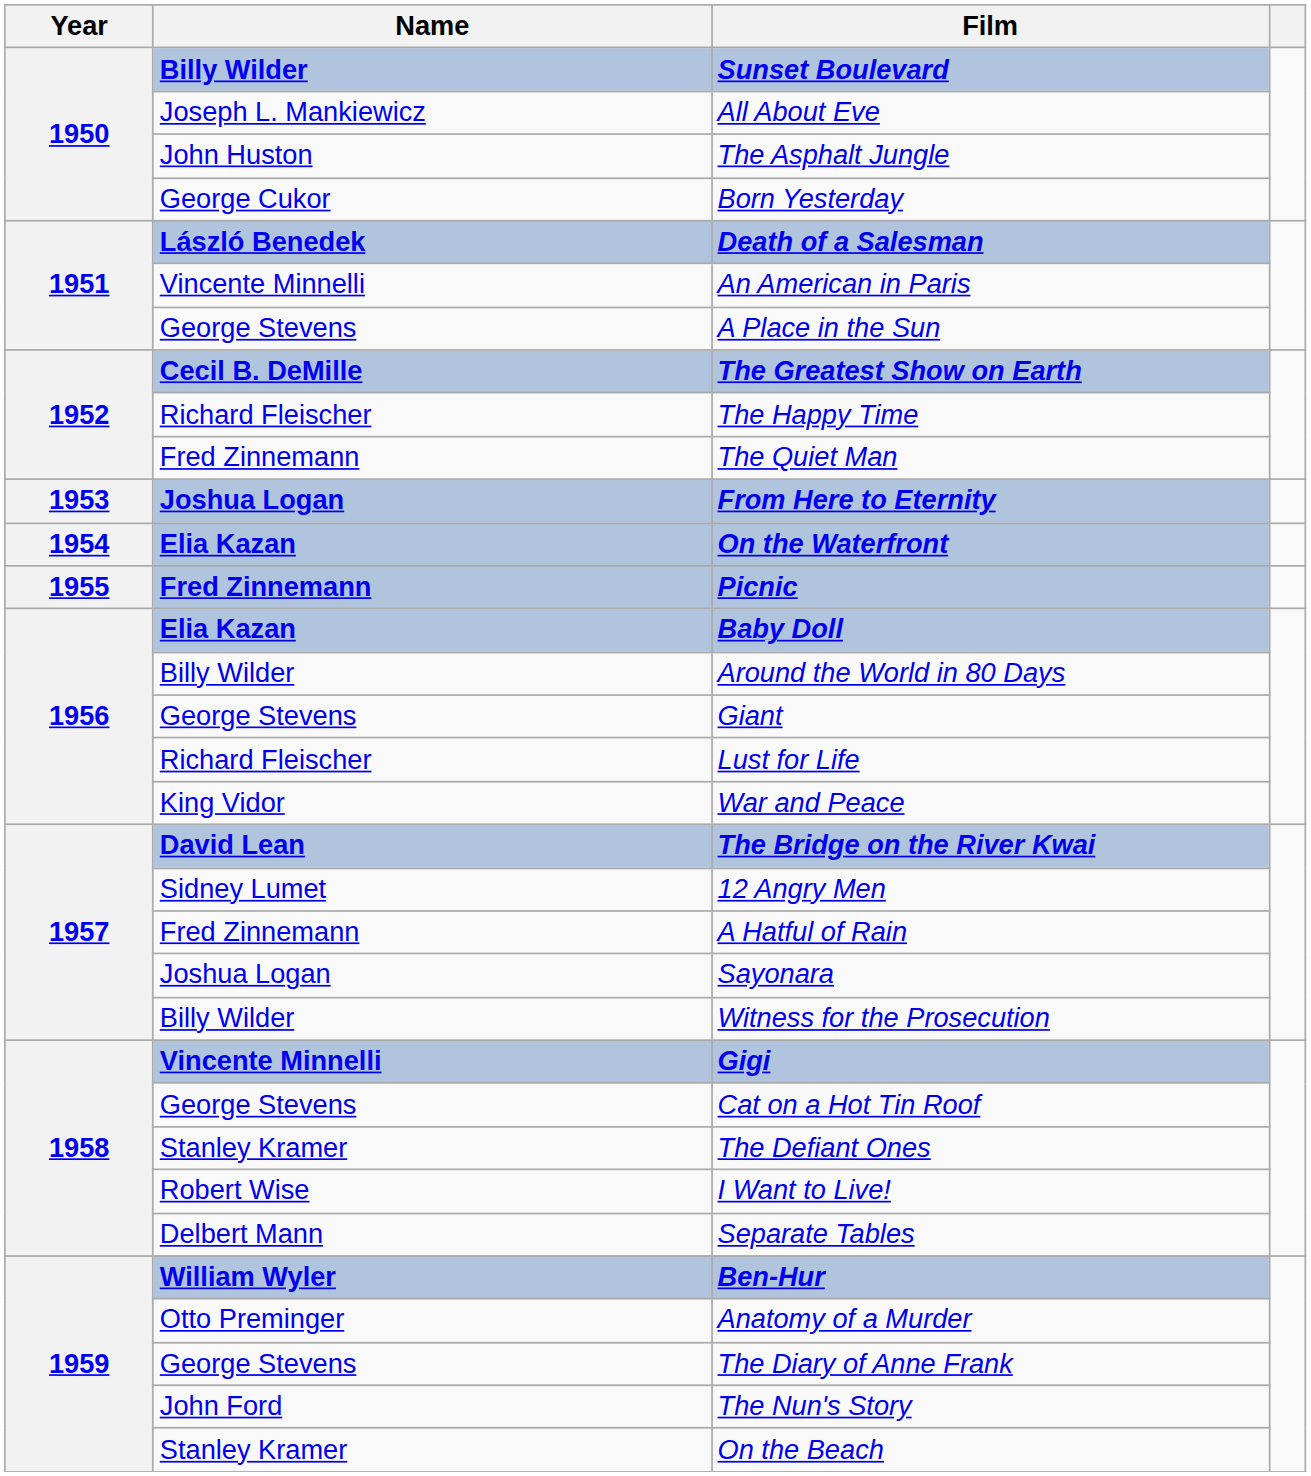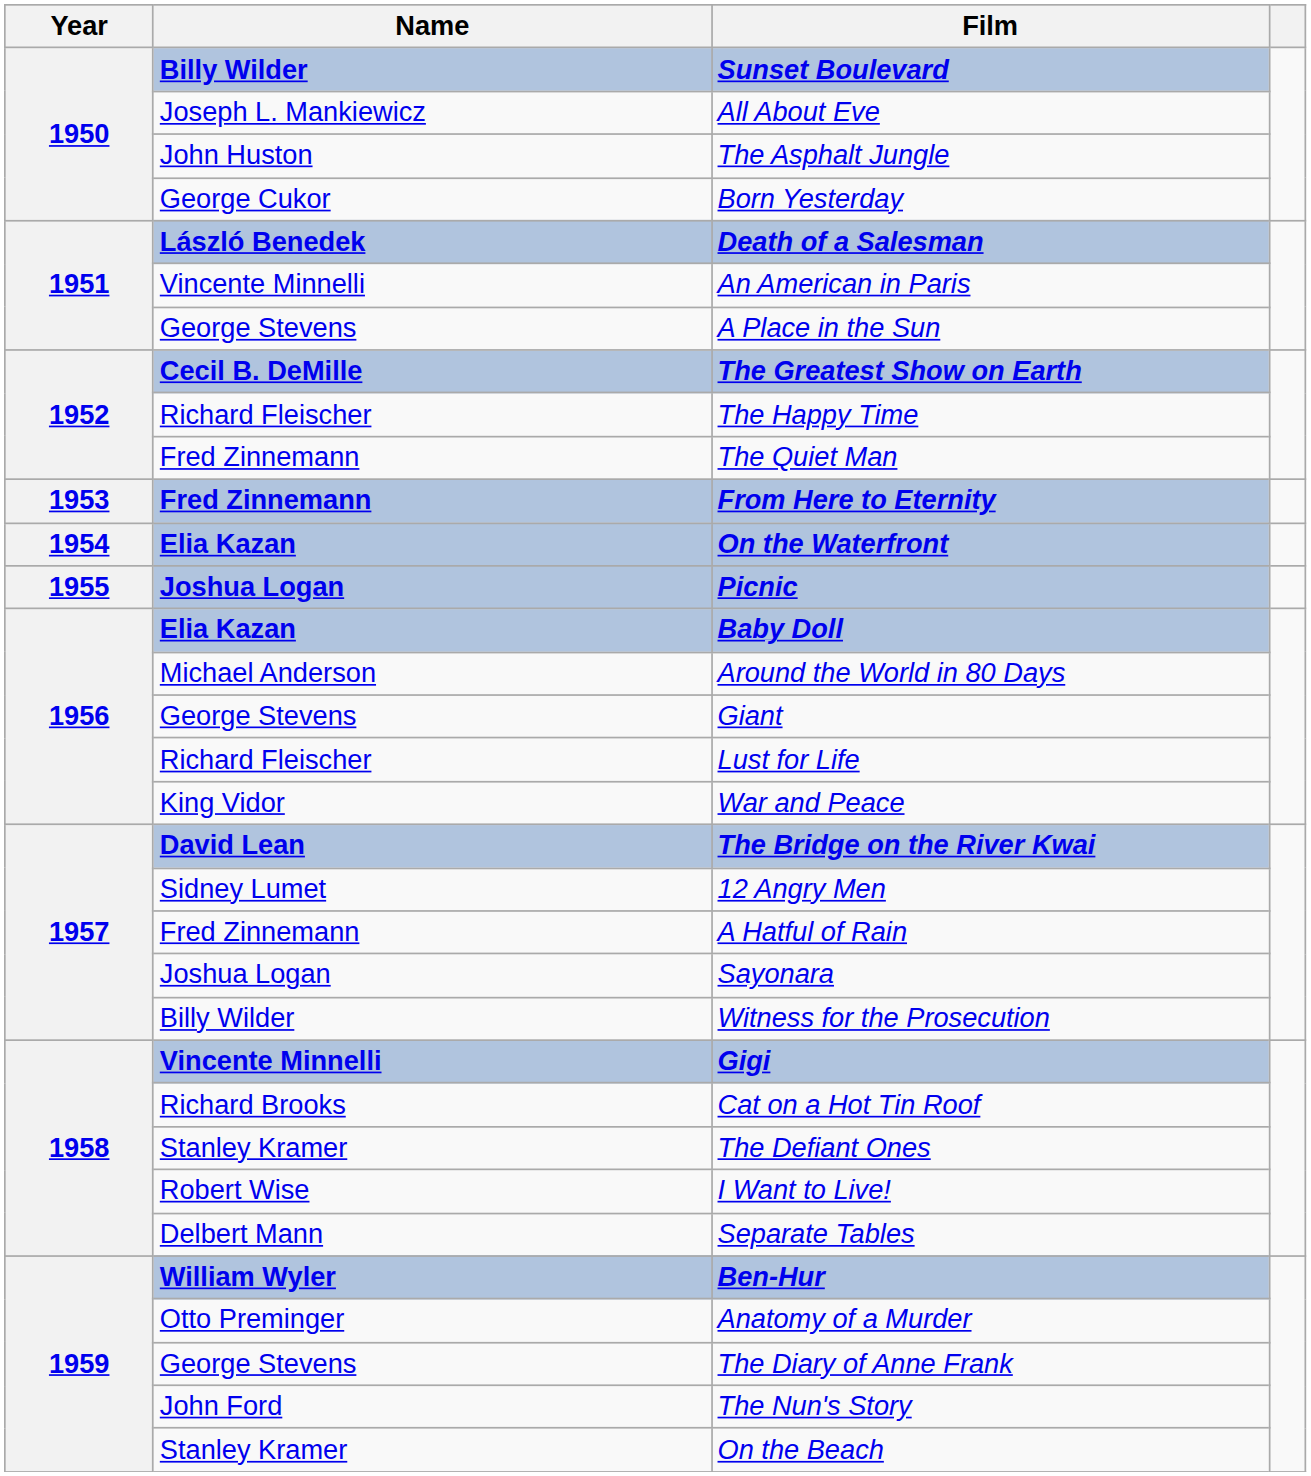(252, 500) Joshua Logan -> (266, 500) Fred Zinnemann
(266, 586) Fred Zinnemann -> (252, 586) Joshua Logan
(227, 673) Billy Wilder -> (268, 673) Michael Anderson
(258, 1104) George Stevens -> (253, 1104) Richard Brooks
